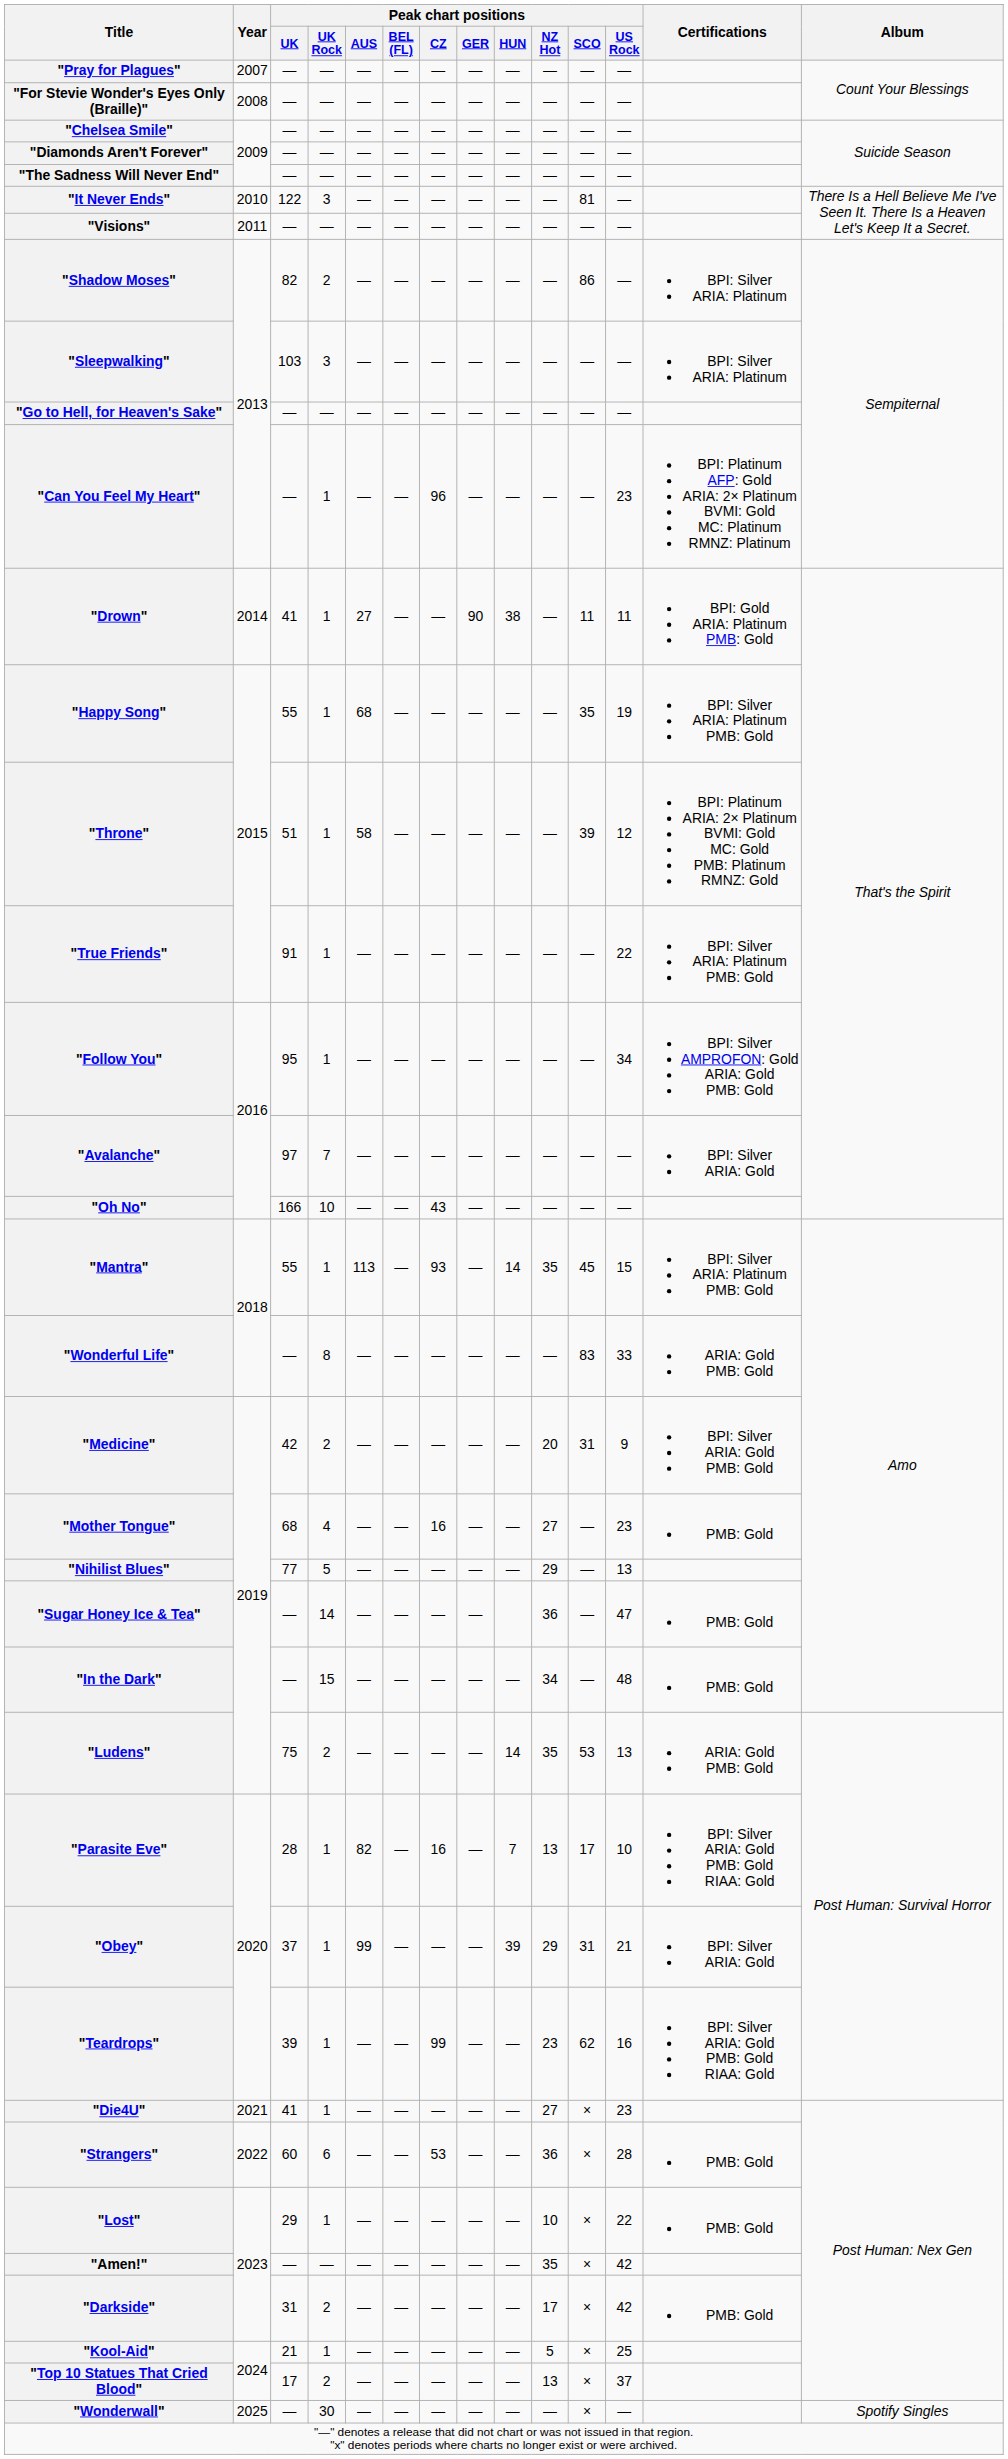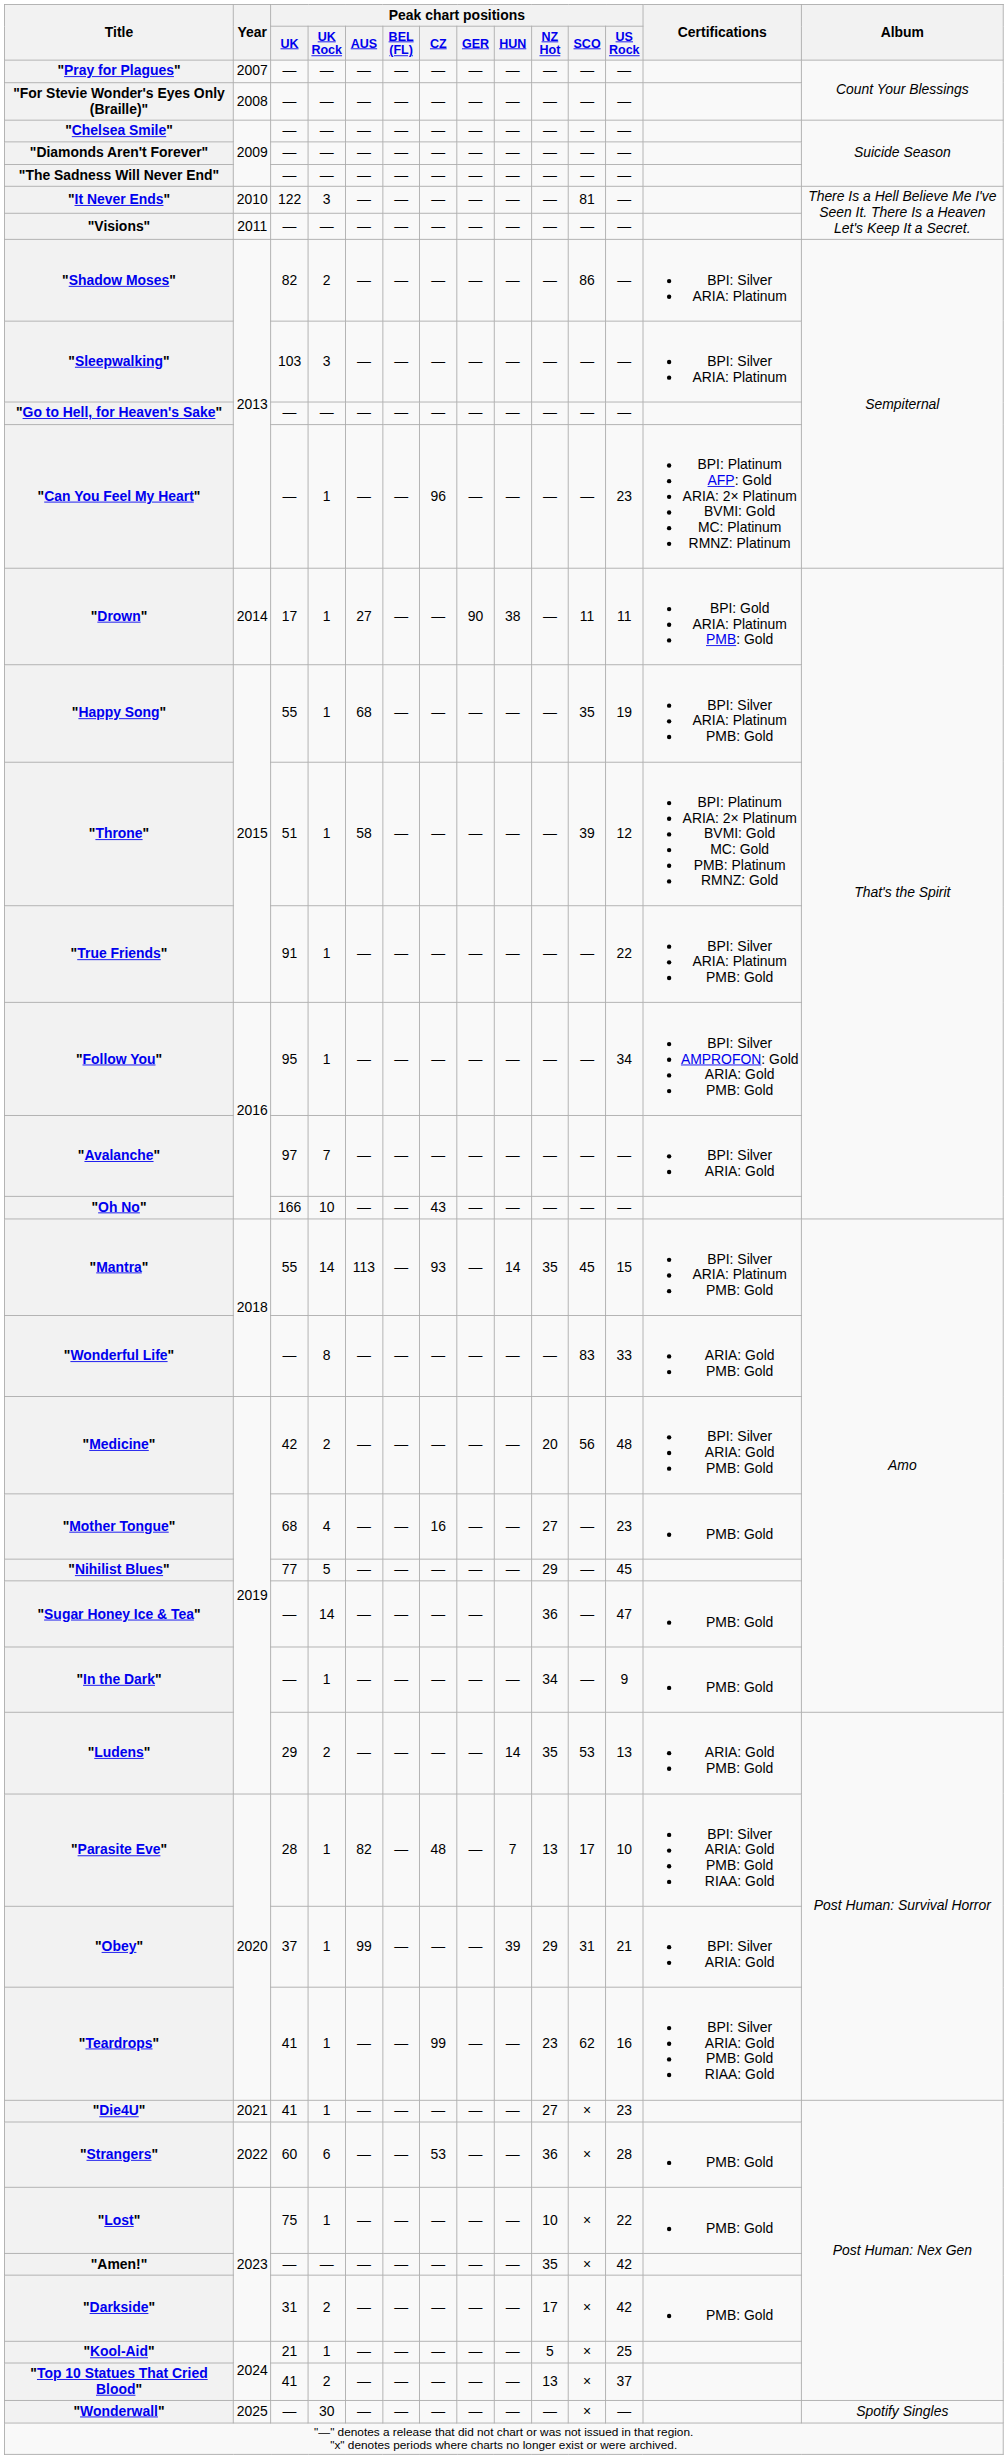(290, 616) 41 -> (290, 616) 17
(327, 1267) 1 -> (327, 1267) 14
(587, 1445) 31 -> (587, 1445) 56
(624, 1445) 9 -> (624, 1445) 48
(624, 1570) 13 -> (624, 1570) 45
(327, 1679) 15 -> (327, 1679) 1
(624, 1679) 48 -> (624, 1679) 9
(290, 1753) 75 -> (290, 1753) 29
(438, 1849) 16 -> (438, 1849) 48
(290, 2043) 39 -> (290, 2043) 41
(290, 2220) 29 -> (290, 2220) 75
(290, 2381) 17 -> (290, 2381) 41
